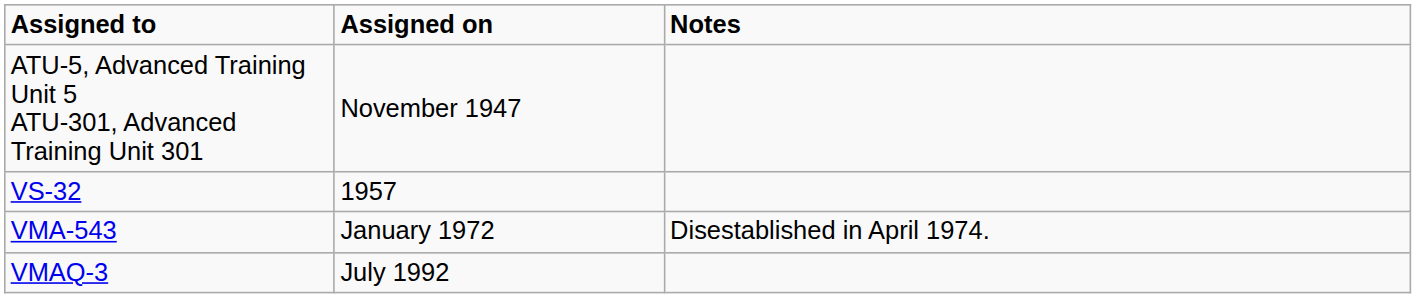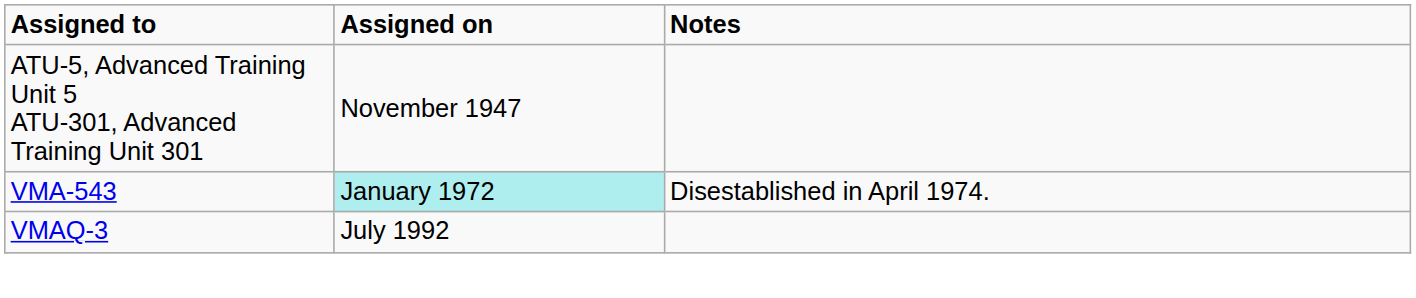- row: (46, 191)
(417, 231) no background -> (417, 191) paleturquoise background
